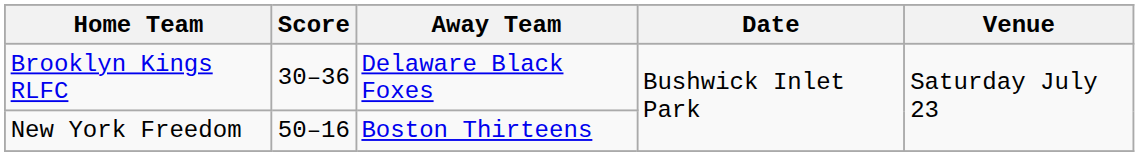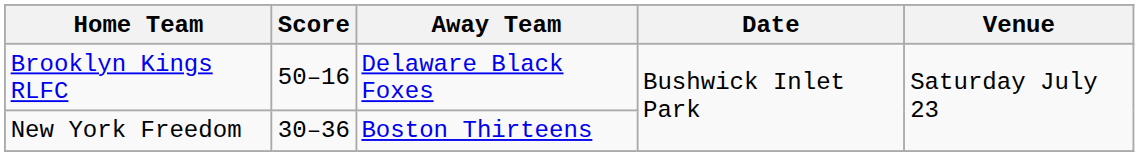(314, 78) 30–36 -> (314, 78) 50–16
(314, 131) 50–16 -> (314, 131) 30–36
